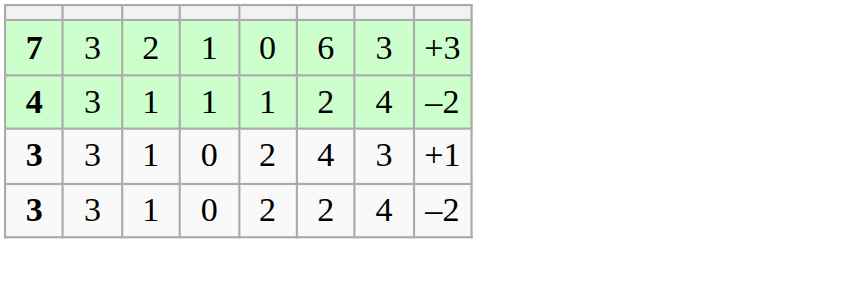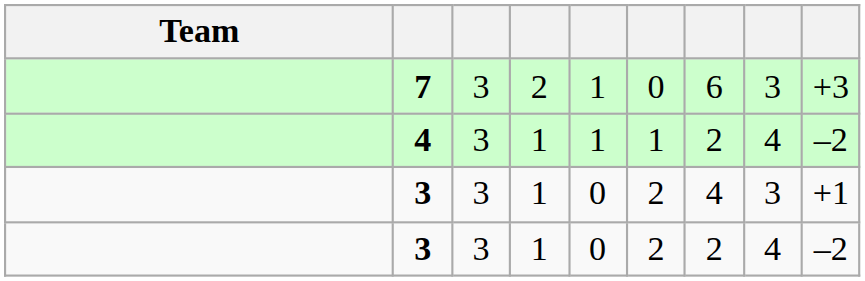+ column: (199, 31)
